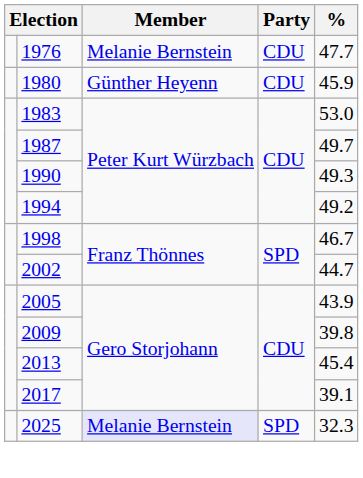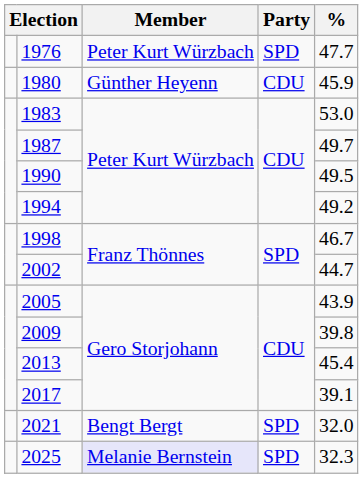(160, 51) Melanie Bernstein -> (171, 51) Peter Kurt Würzbach
(284, 51) CDU -> (281, 51) SPD
(336, 176) 49.3 -> (336, 176) 49.5
+ row: (41, 425)
